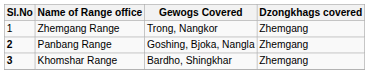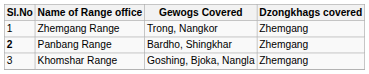(201, 45) Goshing, Bjoka, Nangla -> (189, 45) Bardho, Shingkhar
(10, 61) bold -> (10, 61) normal
(189, 61) Bardho, Shingkhar -> (201, 61) Goshing, Bjoka, Nangla
